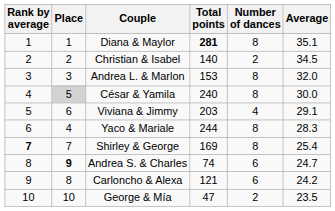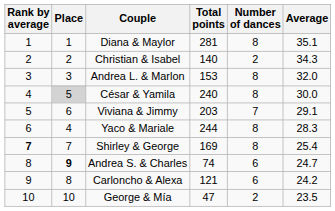(209, 42) bold -> (209, 42) normal
(307, 59) 34.5 -> (307, 59) 34.3
(255, 111) 4 -> (255, 111) 7
